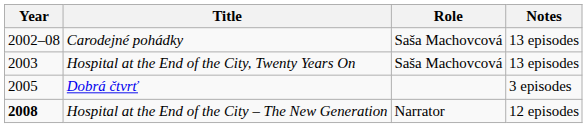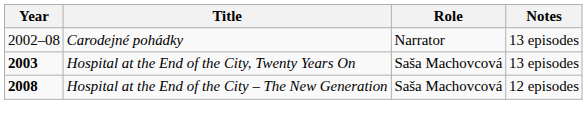(448, 39) Saša Machovcová -> (420, 39) Narrator
(23, 63) normal -> (23, 63) bold
- row: (102, 87)
(420, 110) Narrator -> (448, 87) Saša Machovcová
